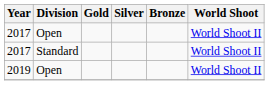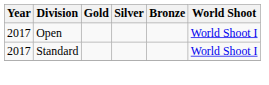(226, 32) World Shoot II -> (224, 32) World Shoot I
(226, 51) World Shoot II -> (224, 51) World Shoot I
- row: (19, 70)
